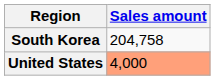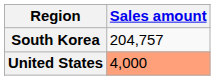(137, 39) 204,758 -> (137, 39) 204,757
